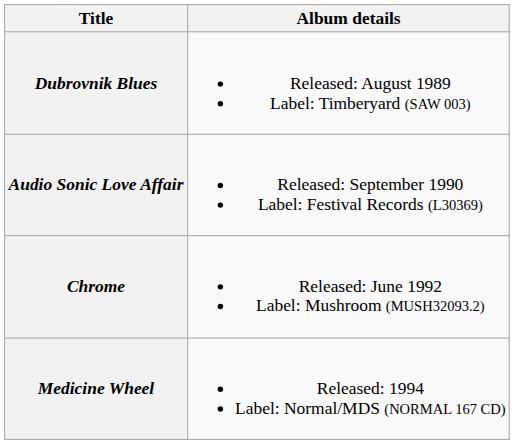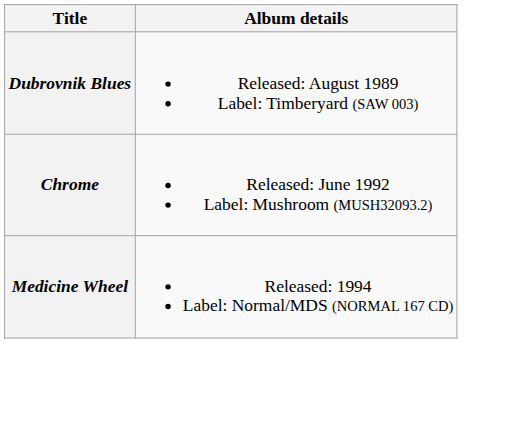- row: (96, 184)
